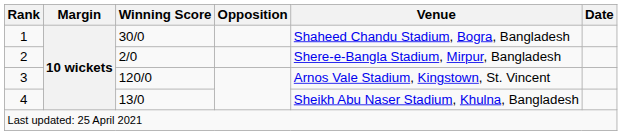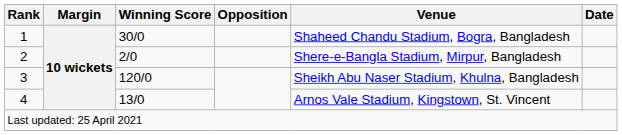(422, 78) Arnos Vale Stadium, Kingstown, St. Vincent -> (436, 78) Sheikh Abu Naser Stadium, Khulna, Bangladesh
(436, 99) Sheikh Abu Naser Stadium, Khulna, Bangladesh -> (422, 99) Arnos Vale Stadium, Kingstown, St. Vincent
